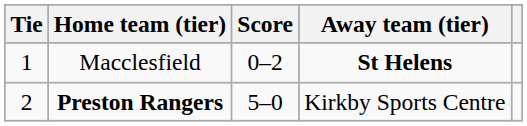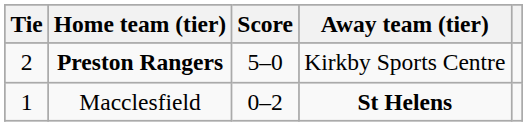rows swapped: (140, 62) <-> (140, 101)
